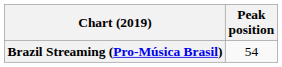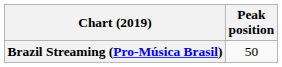(251, 51) 54 -> (251, 51) 50
